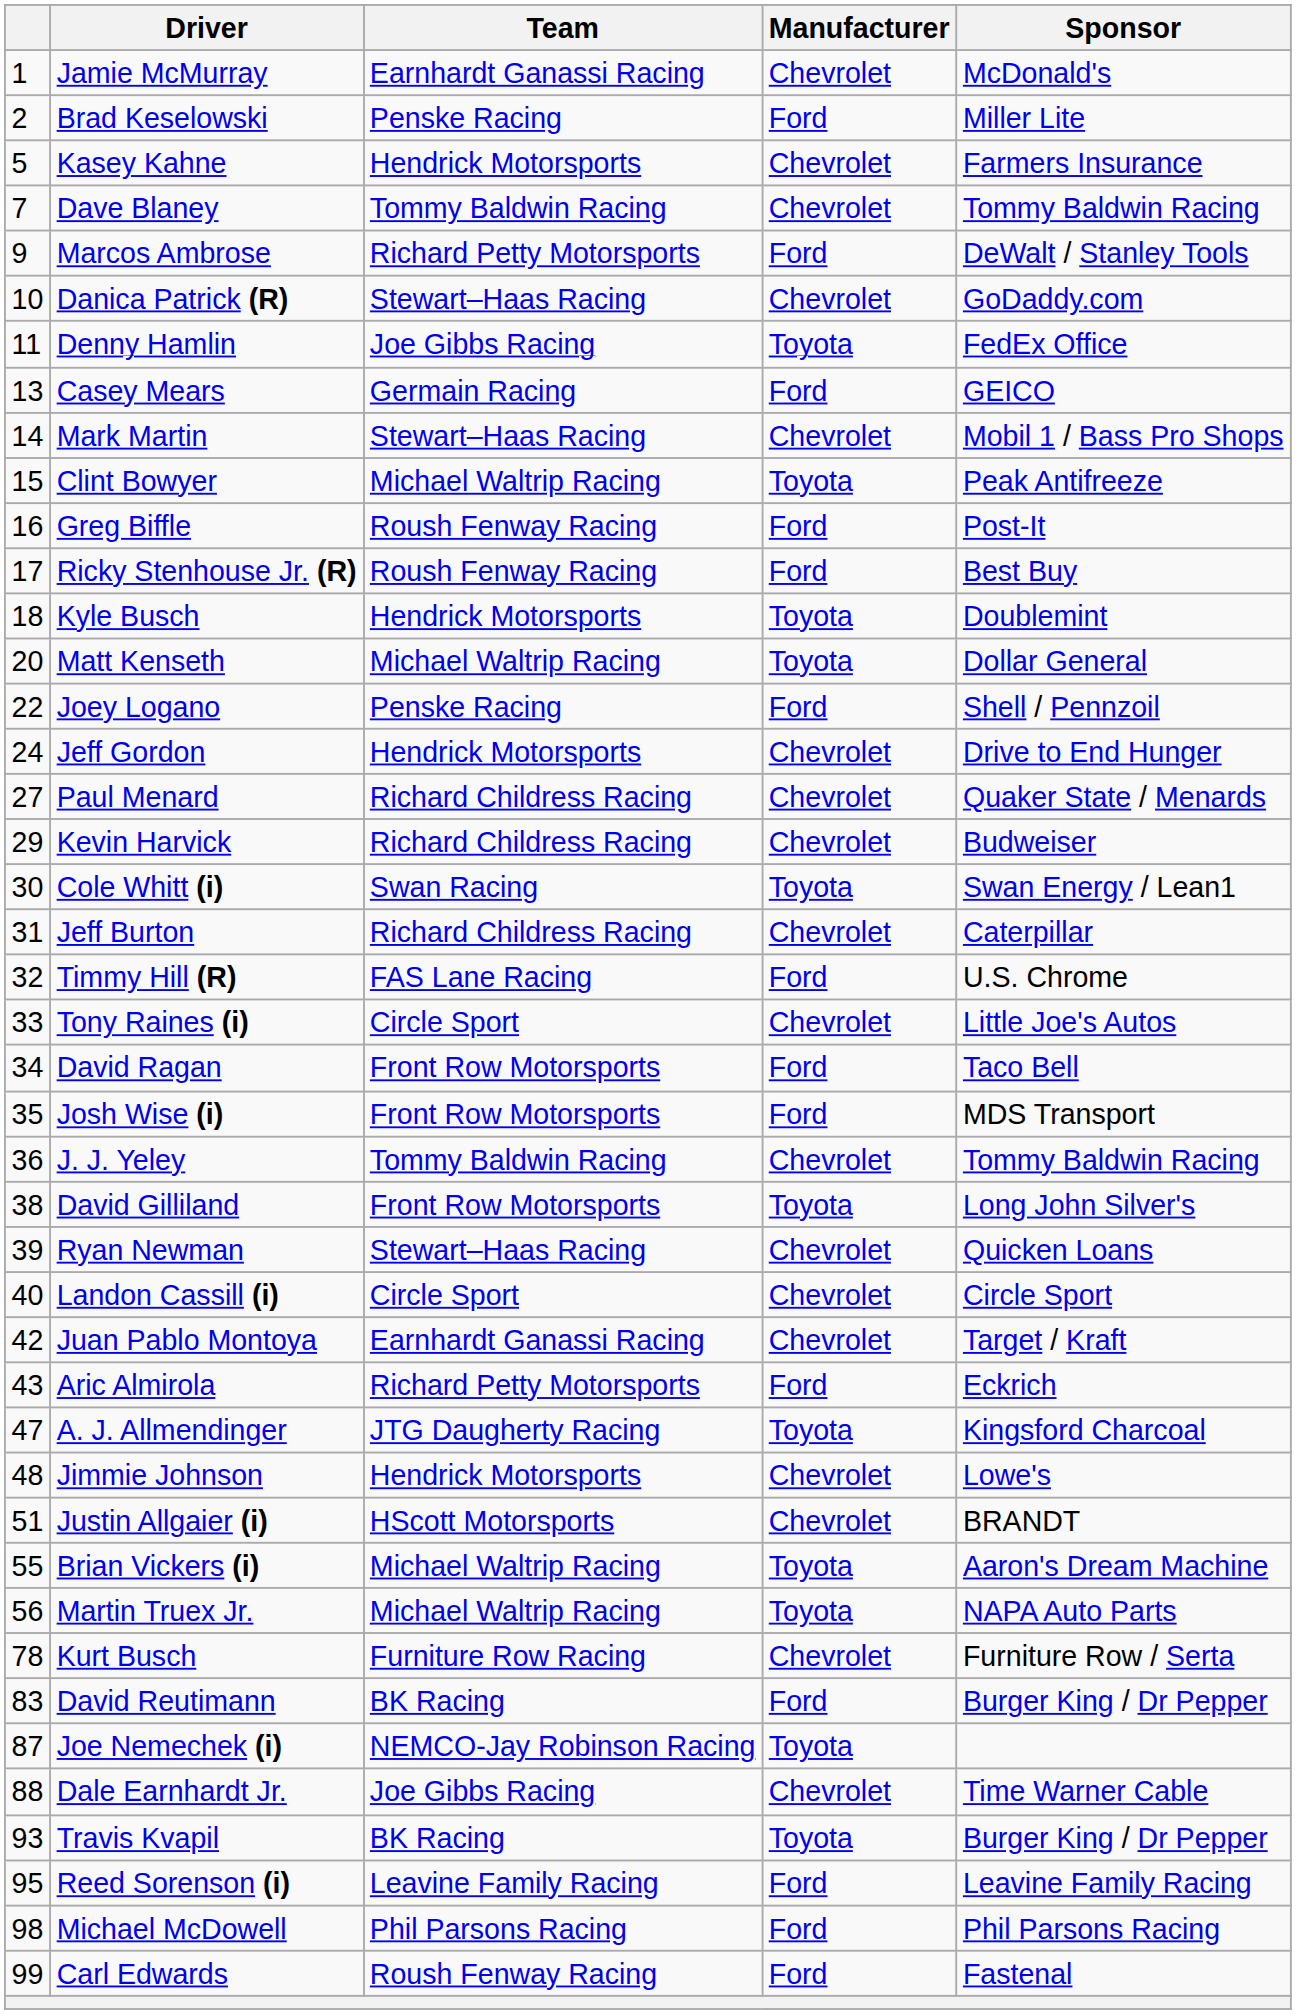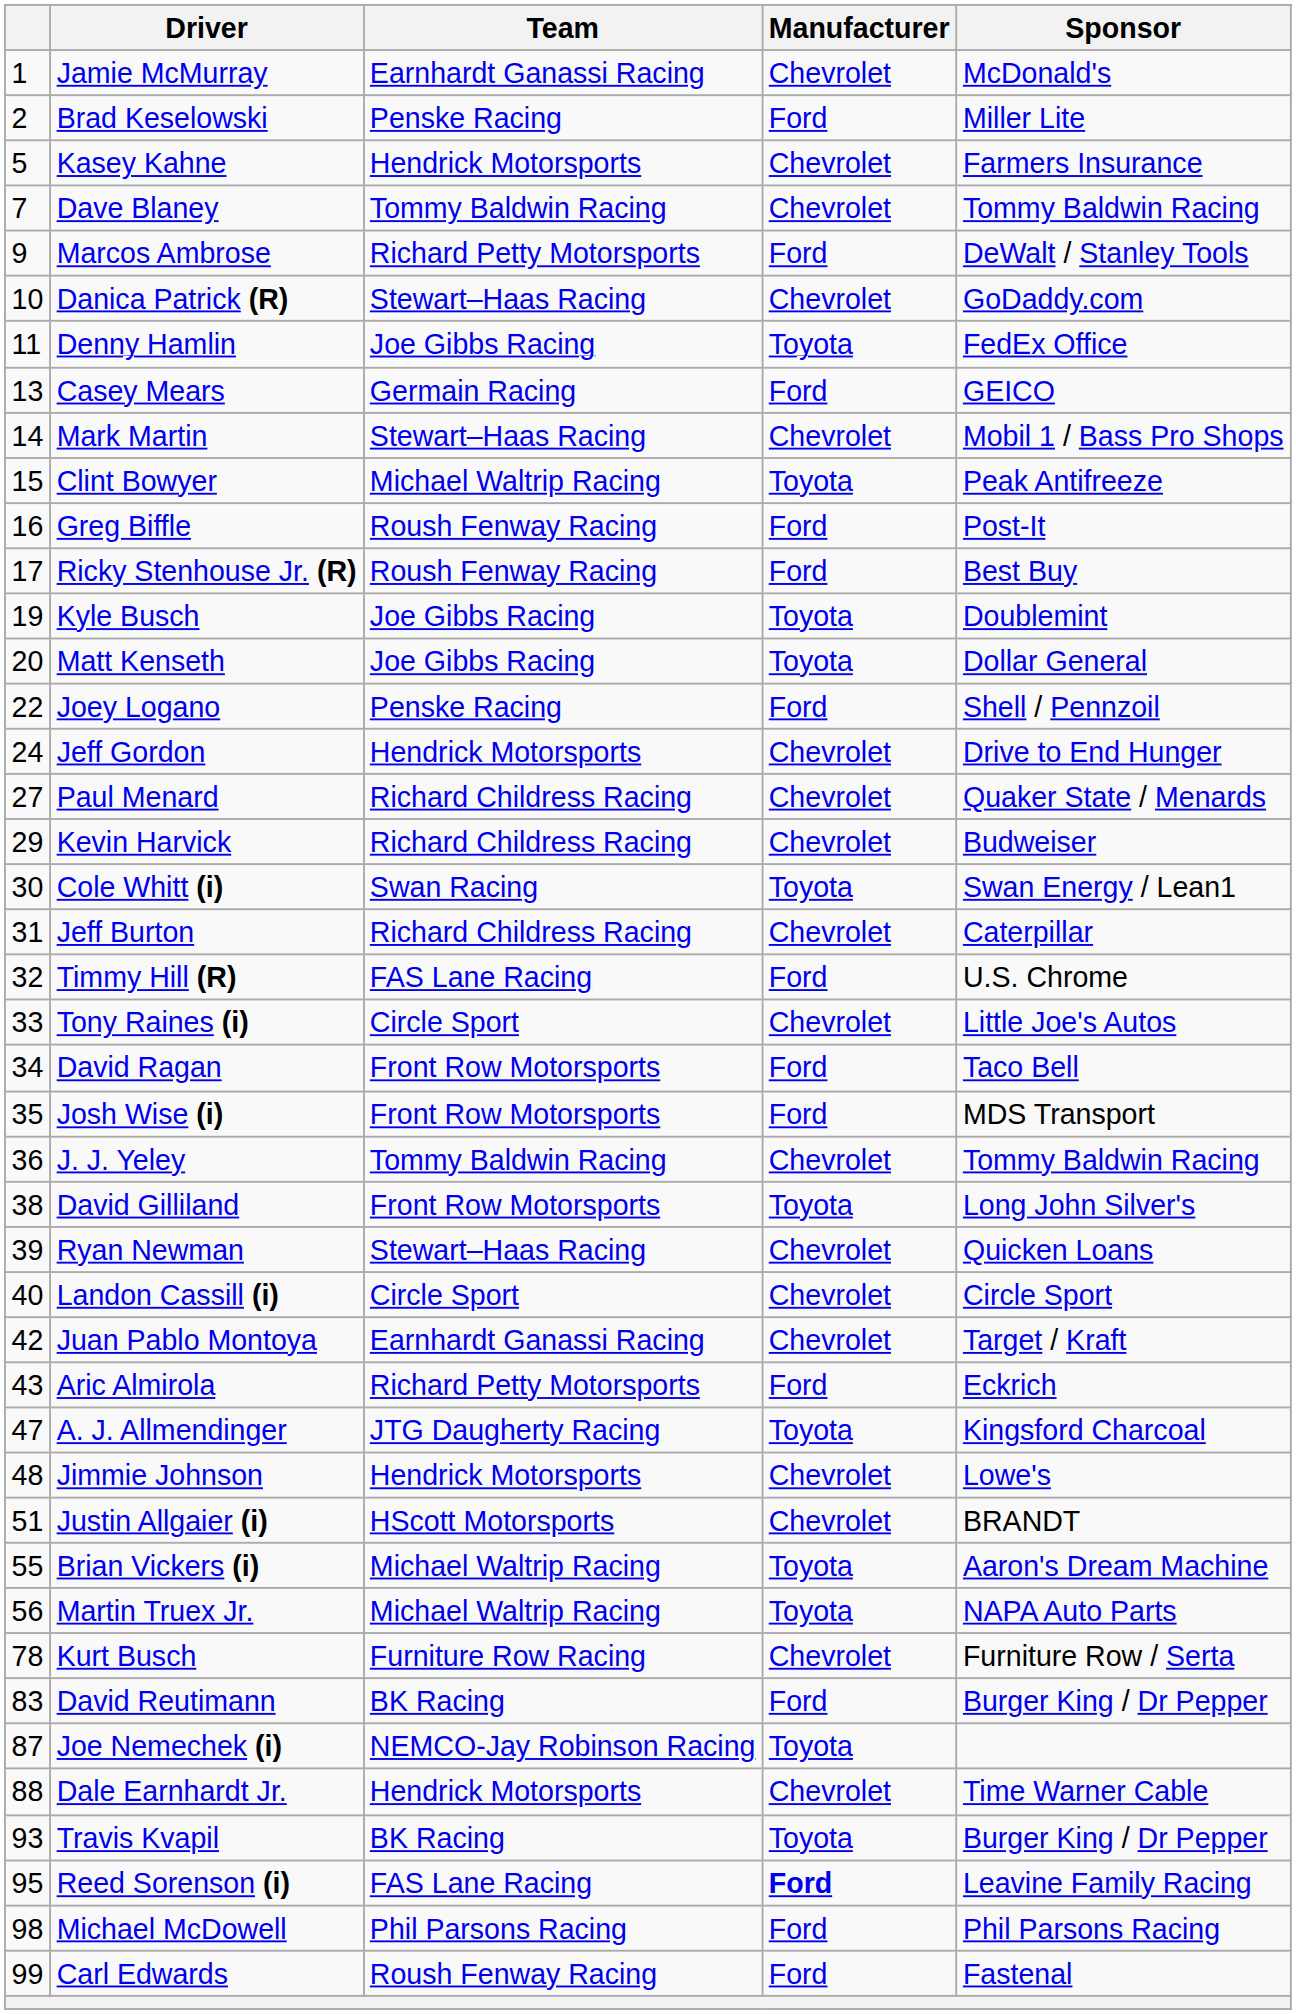(27, 616) 18 -> (27, 616) 19
(506, 616) Hendrick Motorsports -> (483, 616) Joe Gibbs Racing
(515, 661) Michael Waltrip Racing -> (483, 661) Joe Gibbs Racing
(483, 1792) Joe Gibbs Racing -> (506, 1792) Hendrick Motorsports
(514, 1882) Leavine Family Racing -> (481, 1882) FAS Lane Racing
(798, 1882) normal -> (800, 1882) bold
